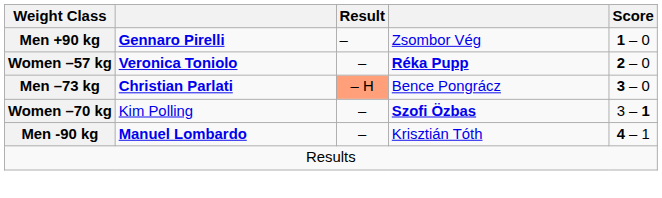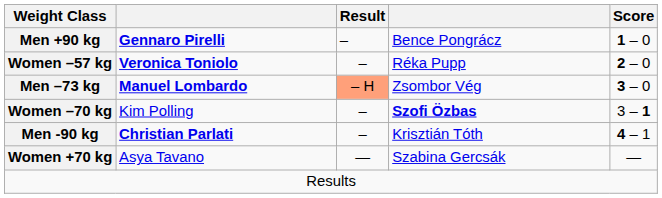(436, 39) Zsombor Vég -> (447, 39) Bence Pongrácz
(430, 63) bold -> (429, 63) normal
(176, 87) Christian Parlati -> (183, 87) Manuel Lombardo
(446, 87) Bence Pongrácz -> (437, 87) Zsombor Vég
(183, 134) Manuel Lombardo -> (176, 134) Christian Parlati
+ row: (60, 157)
